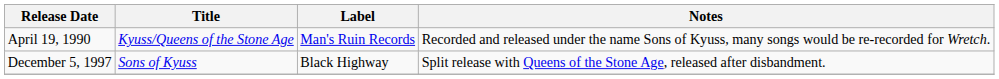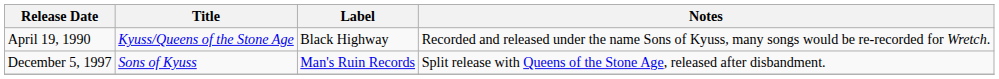(358, 39) Man's Ruin Records -> (344, 39) Black Highway
(344, 62) Black Highway -> (358, 62) Man's Ruin Records
